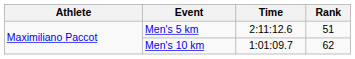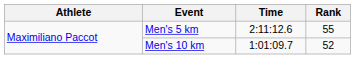(328, 30) 51 -> (328, 30) 55
(328, 46) 62 -> (328, 46) 52
